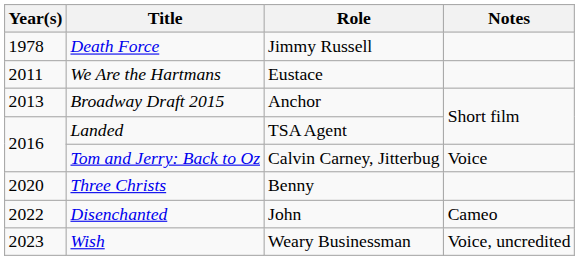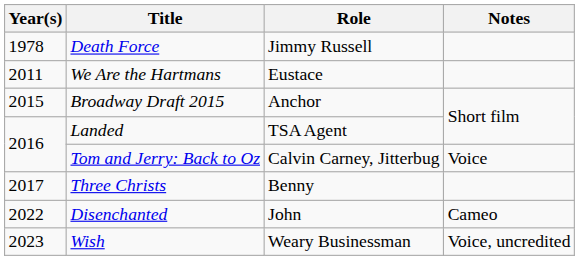(26, 102) 2013 -> (26, 102) 2015
(26, 185) 2020 -> (26, 185) 2017
